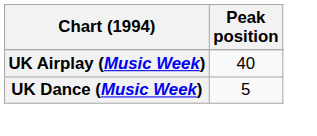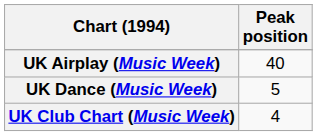+ row: (122, 116)
